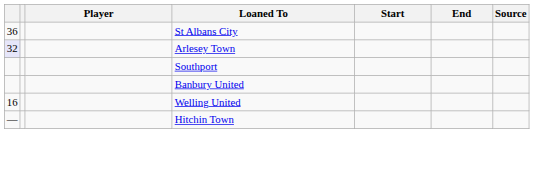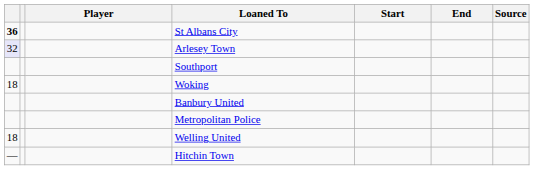(12, 31) normal -> (12, 31) bold
+ row: (192, 84)
+ row: (218, 120)
(12, 102) 16 -> (12, 138) 18
